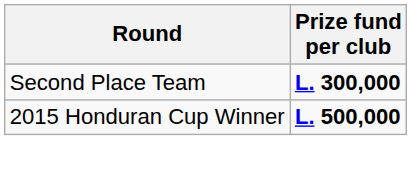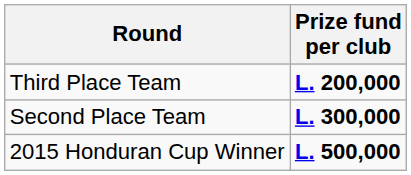+ row: (95, 81)
